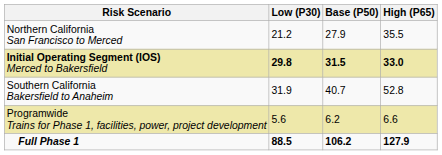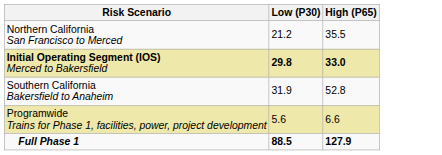- column: (352, 12)
